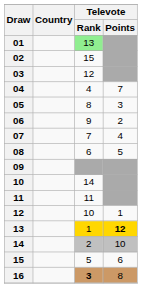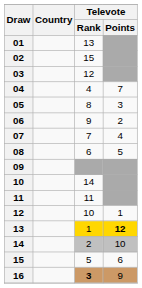(89, 43) lightgreen background -> (89, 43) no background
(120, 275) 8 -> (120, 275) 9
